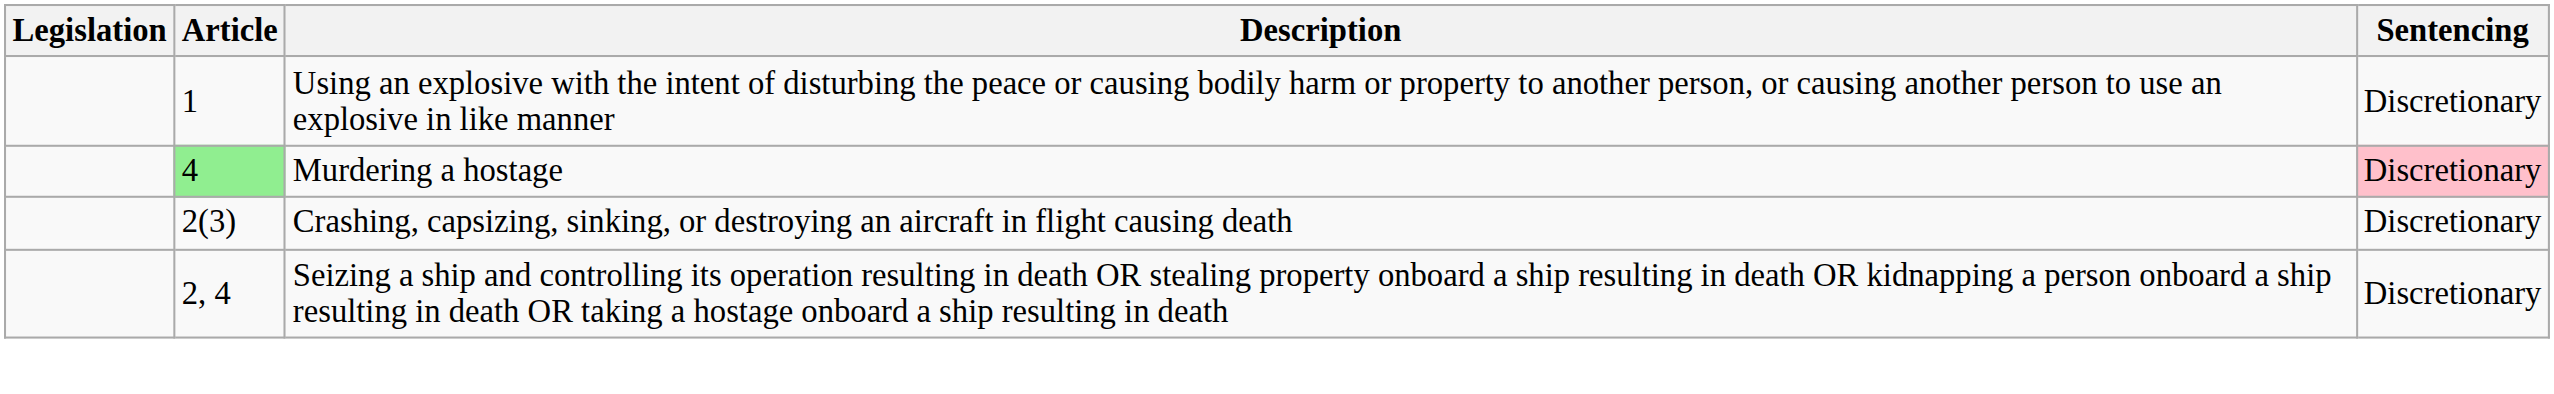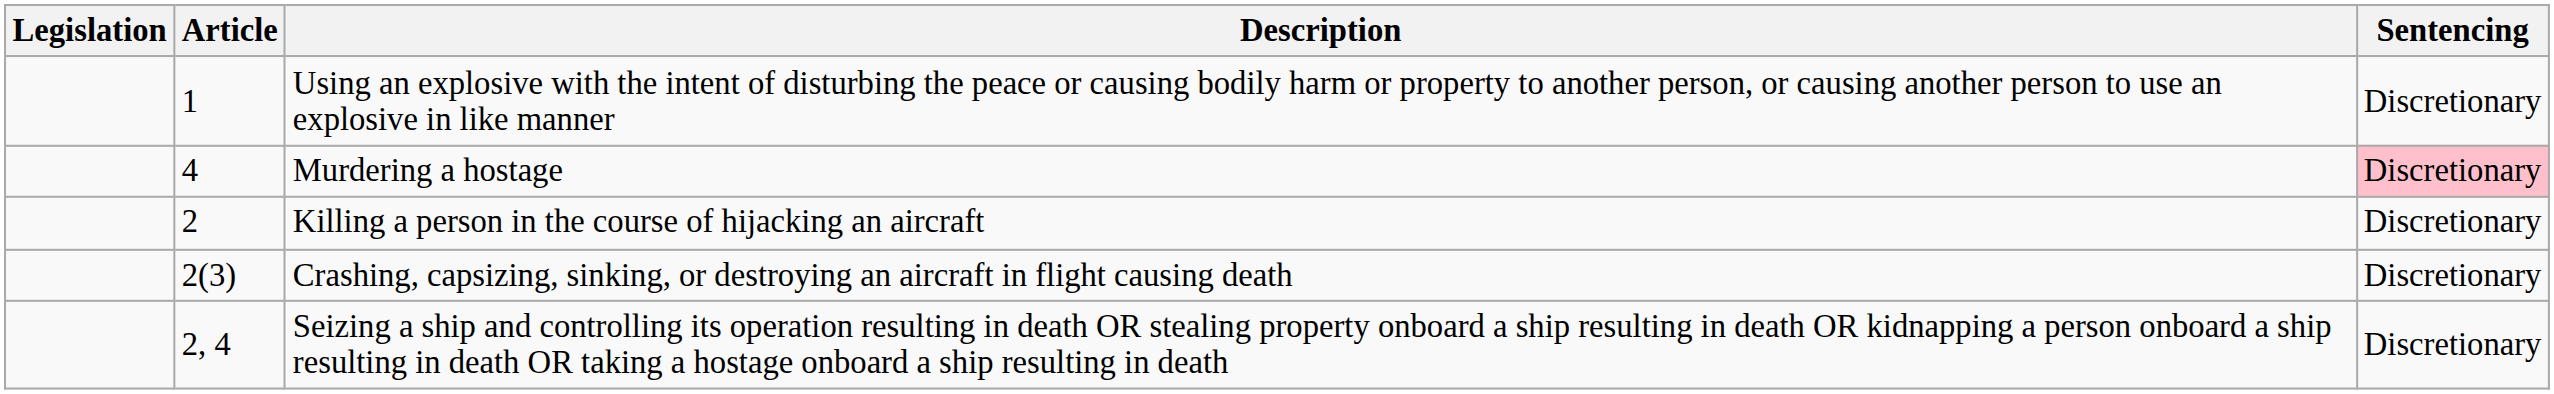(190, 170) lightgreen background -> (190, 170) no background
+ row: (639, 222)
